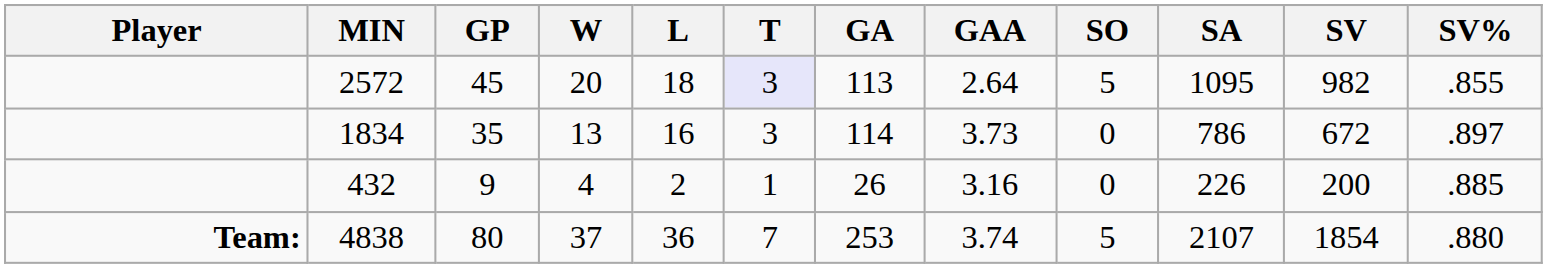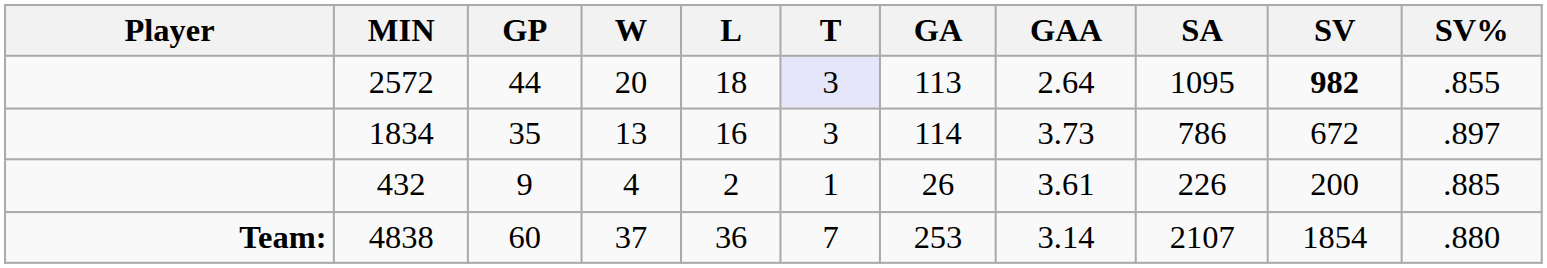- column: (1107, 30)
(487, 81) 45 -> (525, 81) 44
(1346, 81) normal -> (1335, 81) bold
(990, 184) 3.16 -> (1066, 184) 3.61
(487, 236) 80 -> (525, 236) 60
(990, 236) 3.74 -> (1066, 236) 3.14
